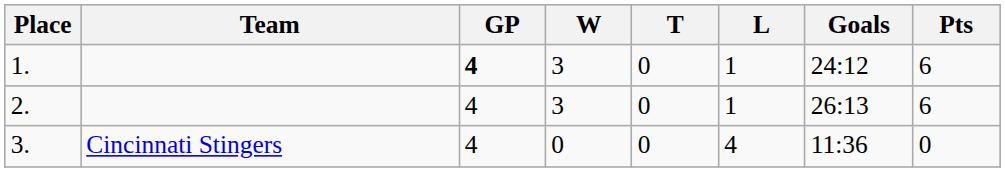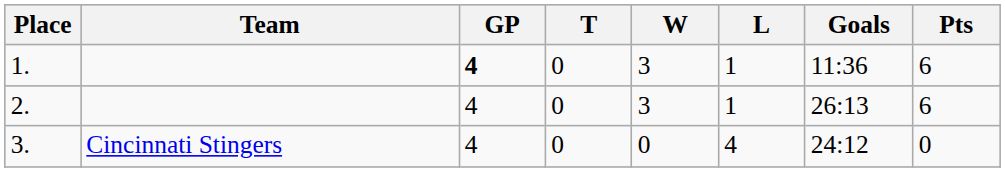columns swapped: (589, 24) <-> (675, 24)
(840, 65) 24:12 -> (839, 65) 11:36
(839, 145) 11:36 -> (840, 145) 24:12
